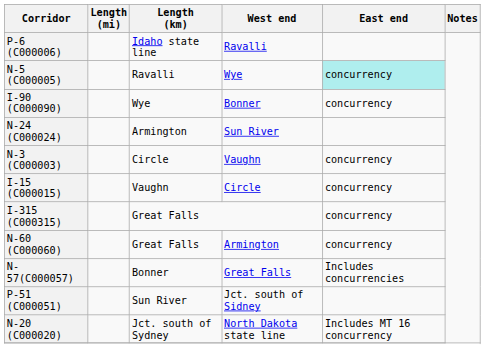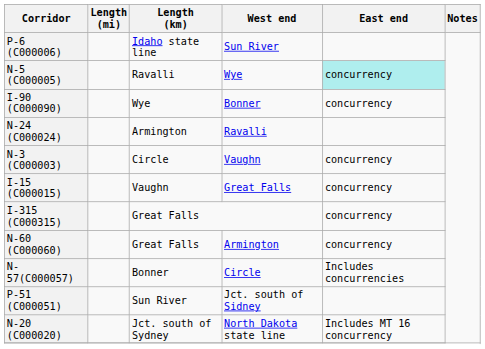(245, 47) Ravalli -> (252, 47) Sun River
(252, 131) Sun River -> (245, 131) Ravalli
(242, 188) Circle -> (258, 188) Great Falls
(258, 273) Great Falls -> (242, 273) Circle
